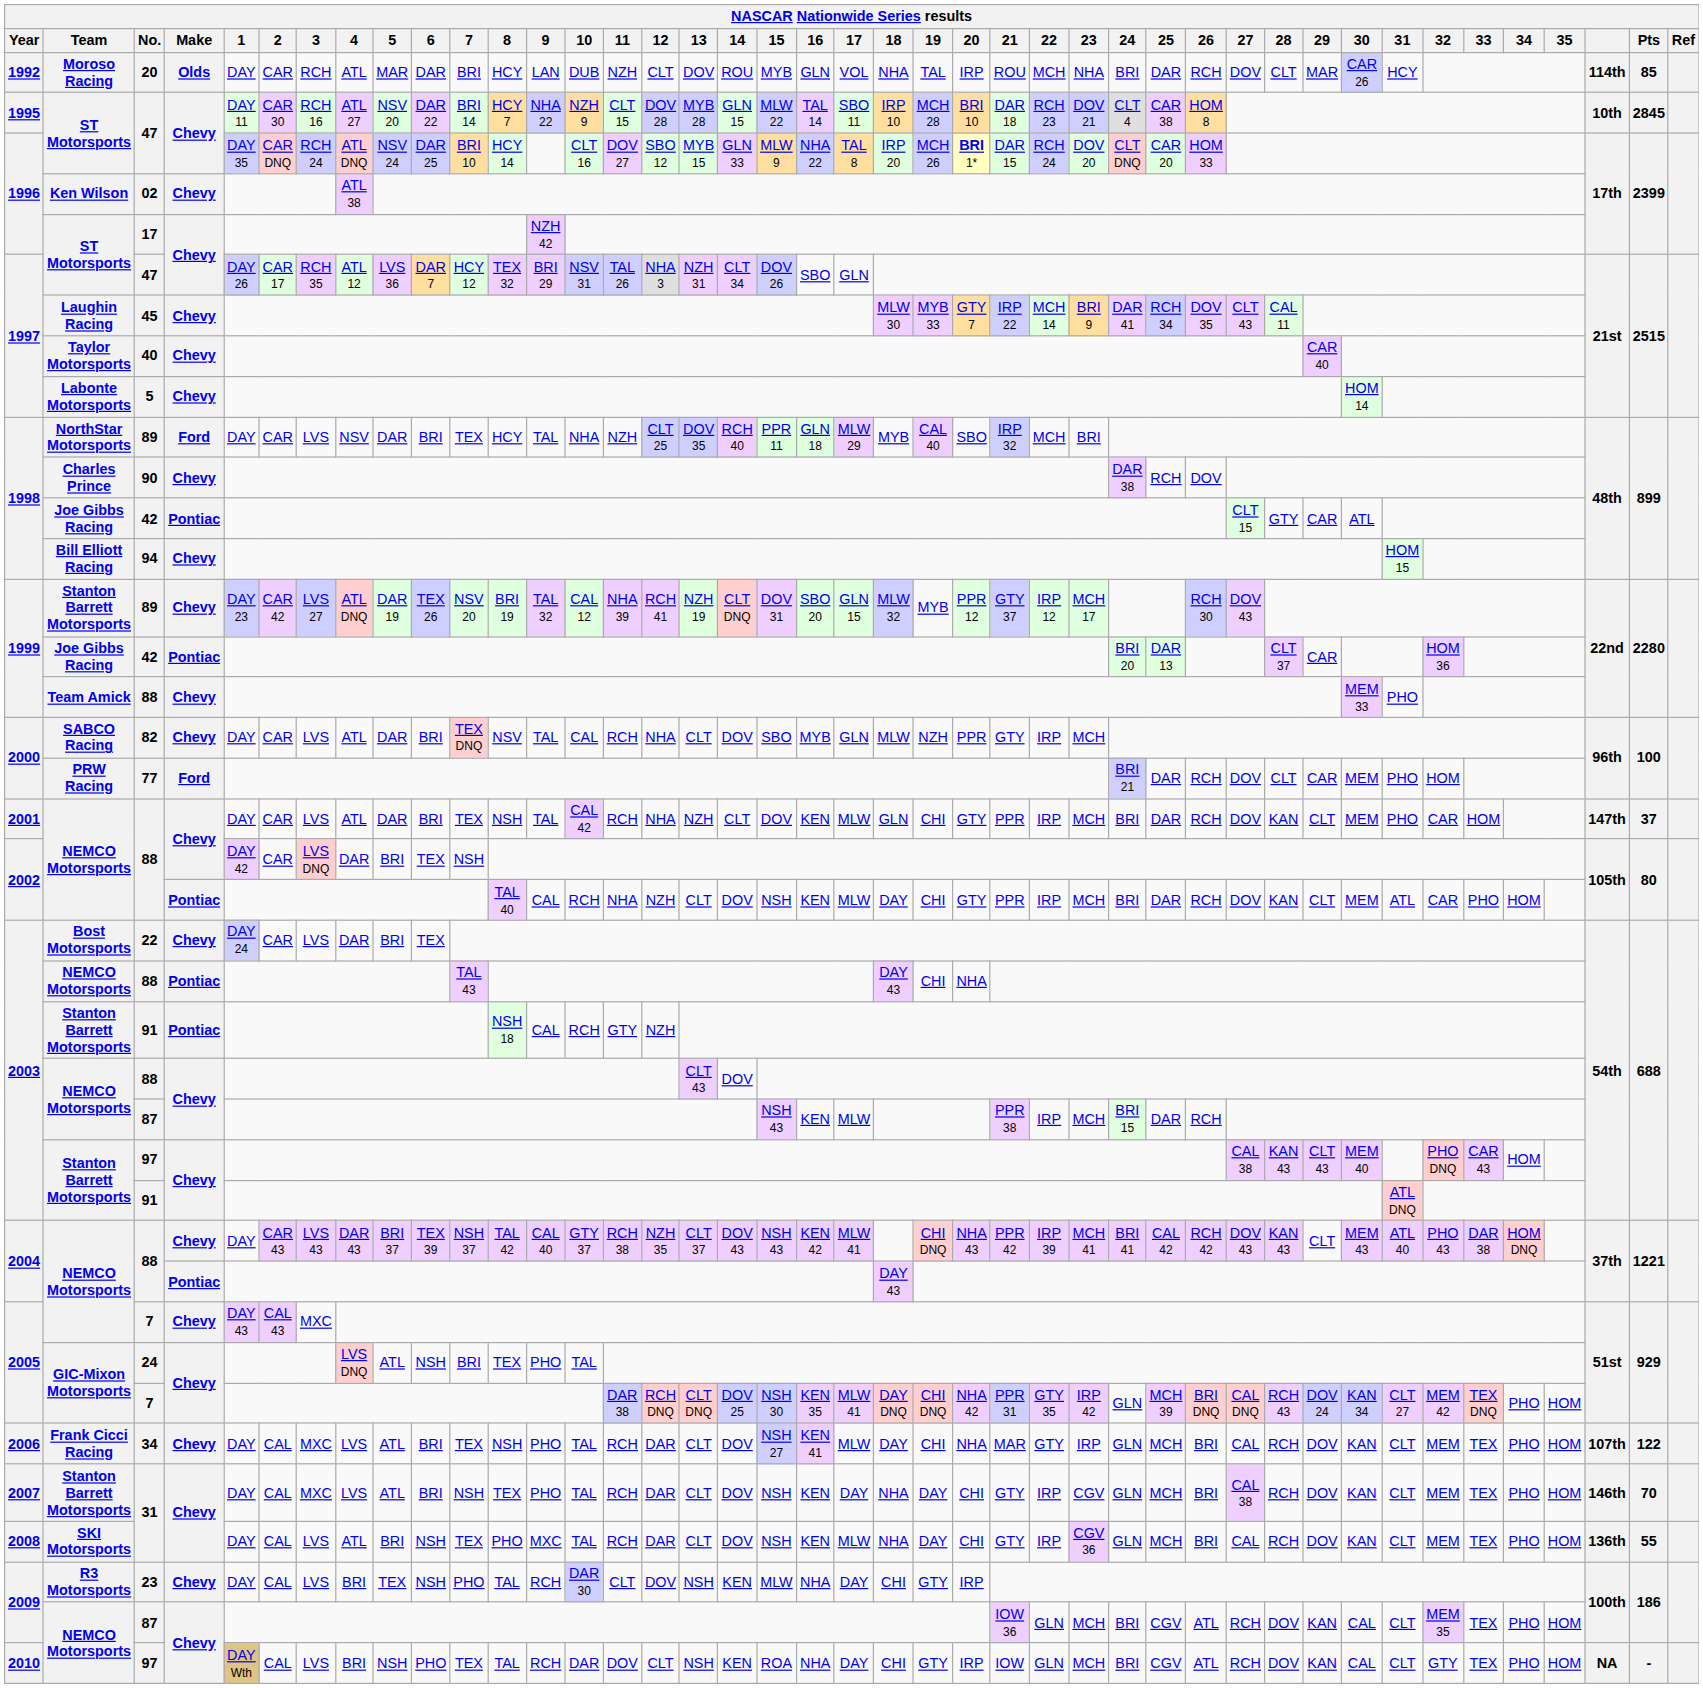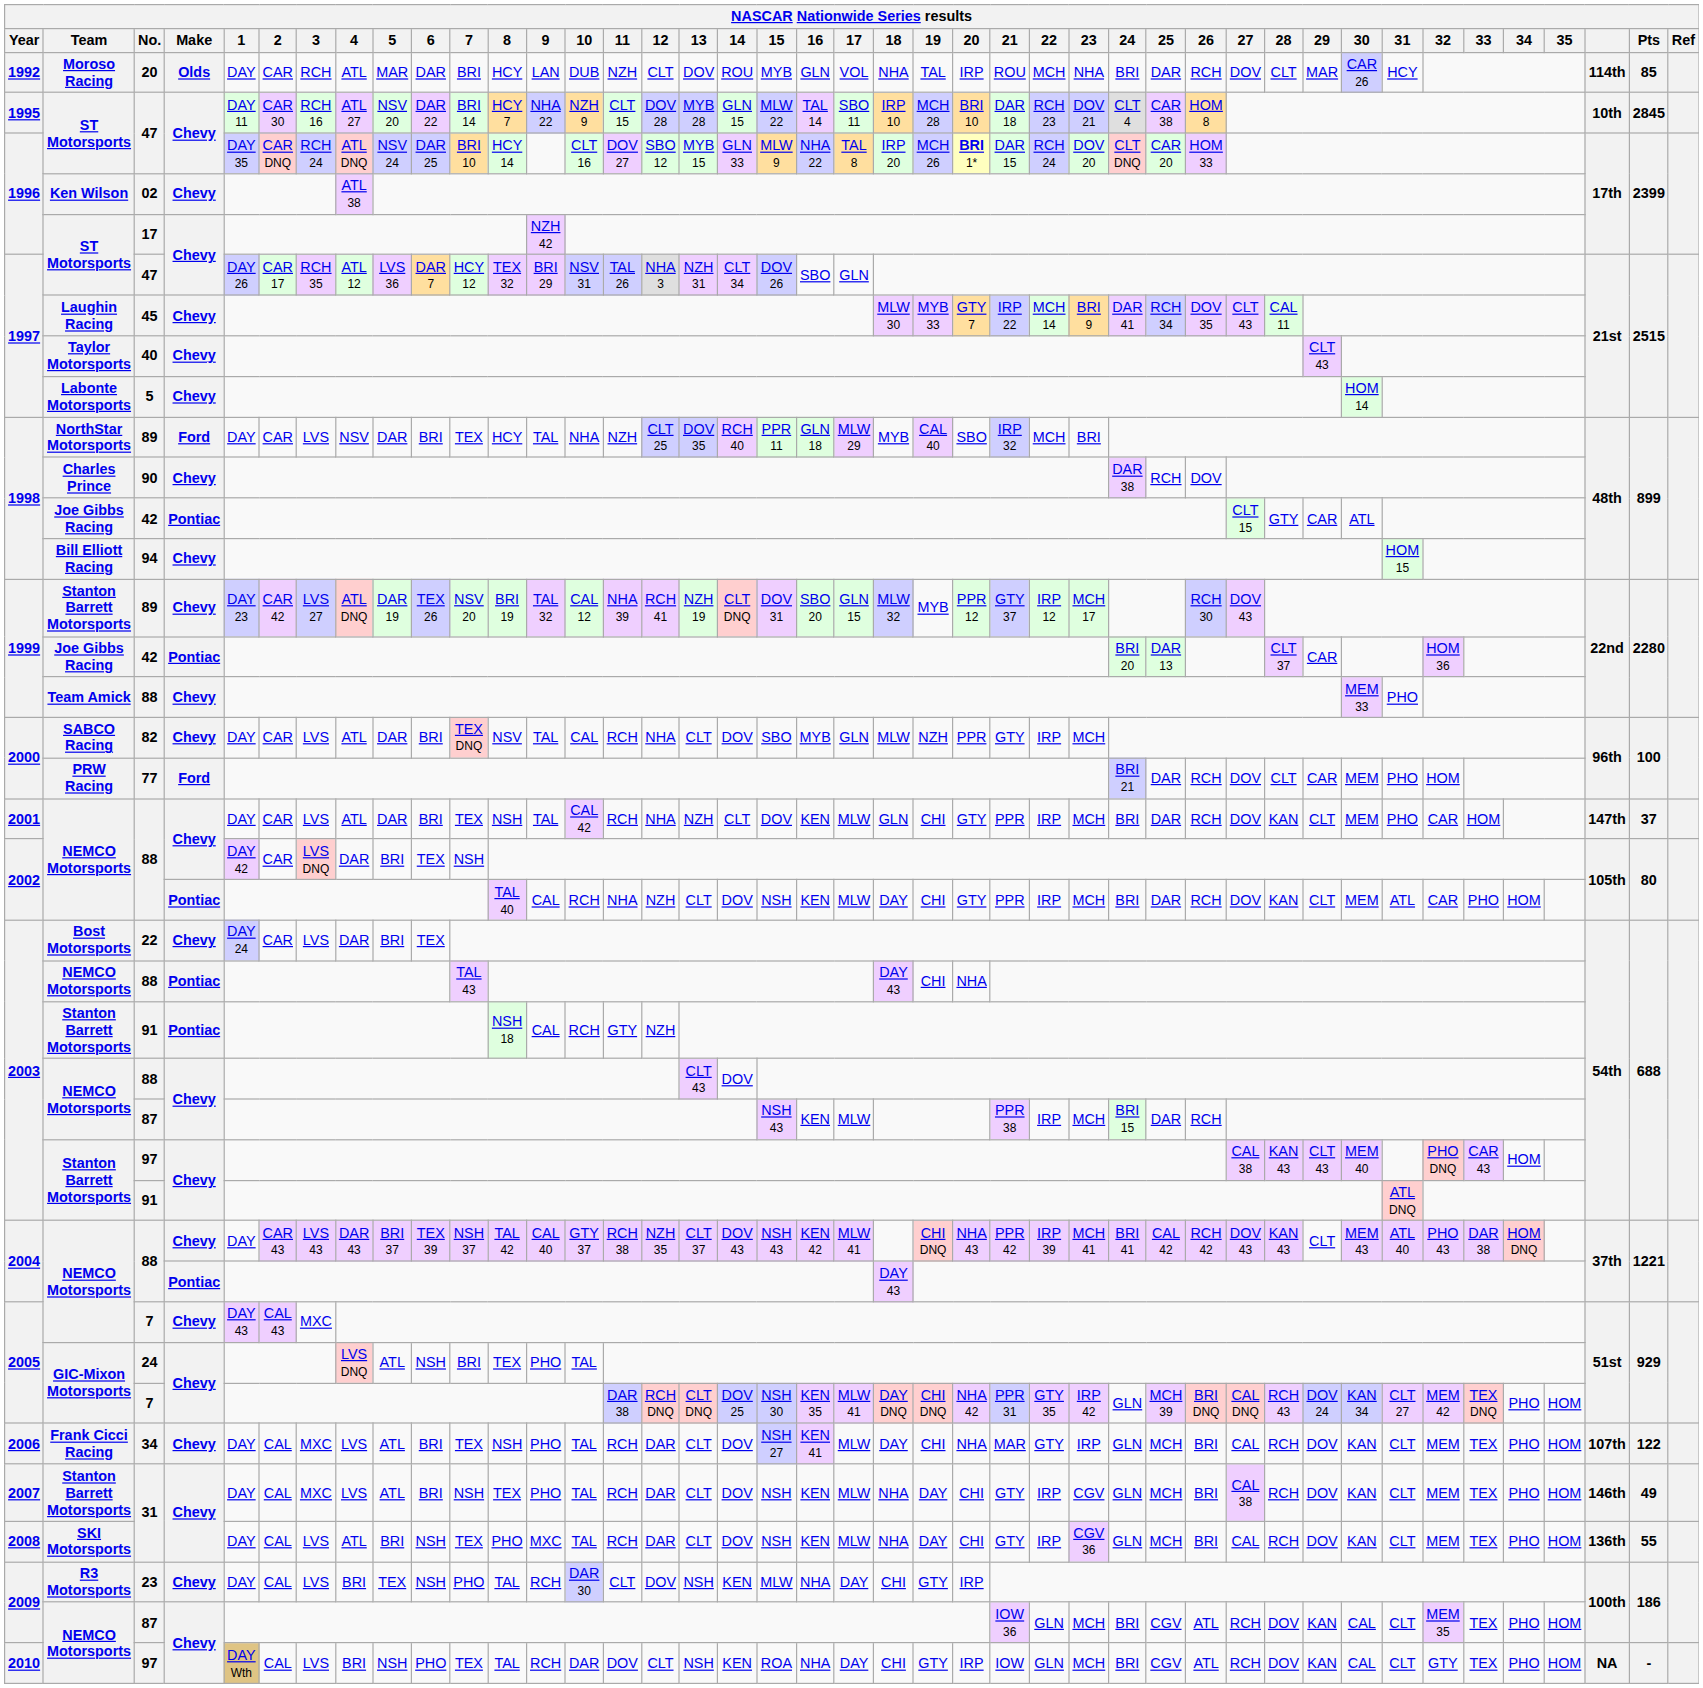(1322, 356) CAR 40 -> (1322, 356) CLT 43
(854, 1493) DAY -> (854, 1493) MLW
(1649, 1493) 70 -> (1649, 1493) 49
